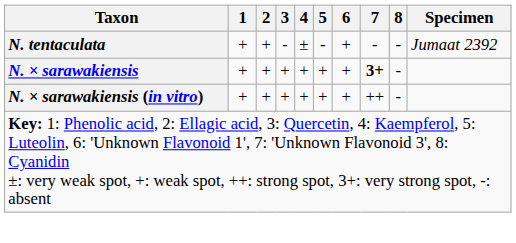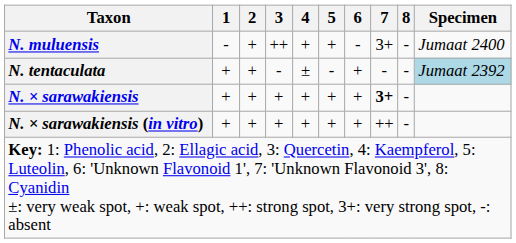+ row: (54, 44)
(454, 44) no background -> (461, 71) lightblue background
